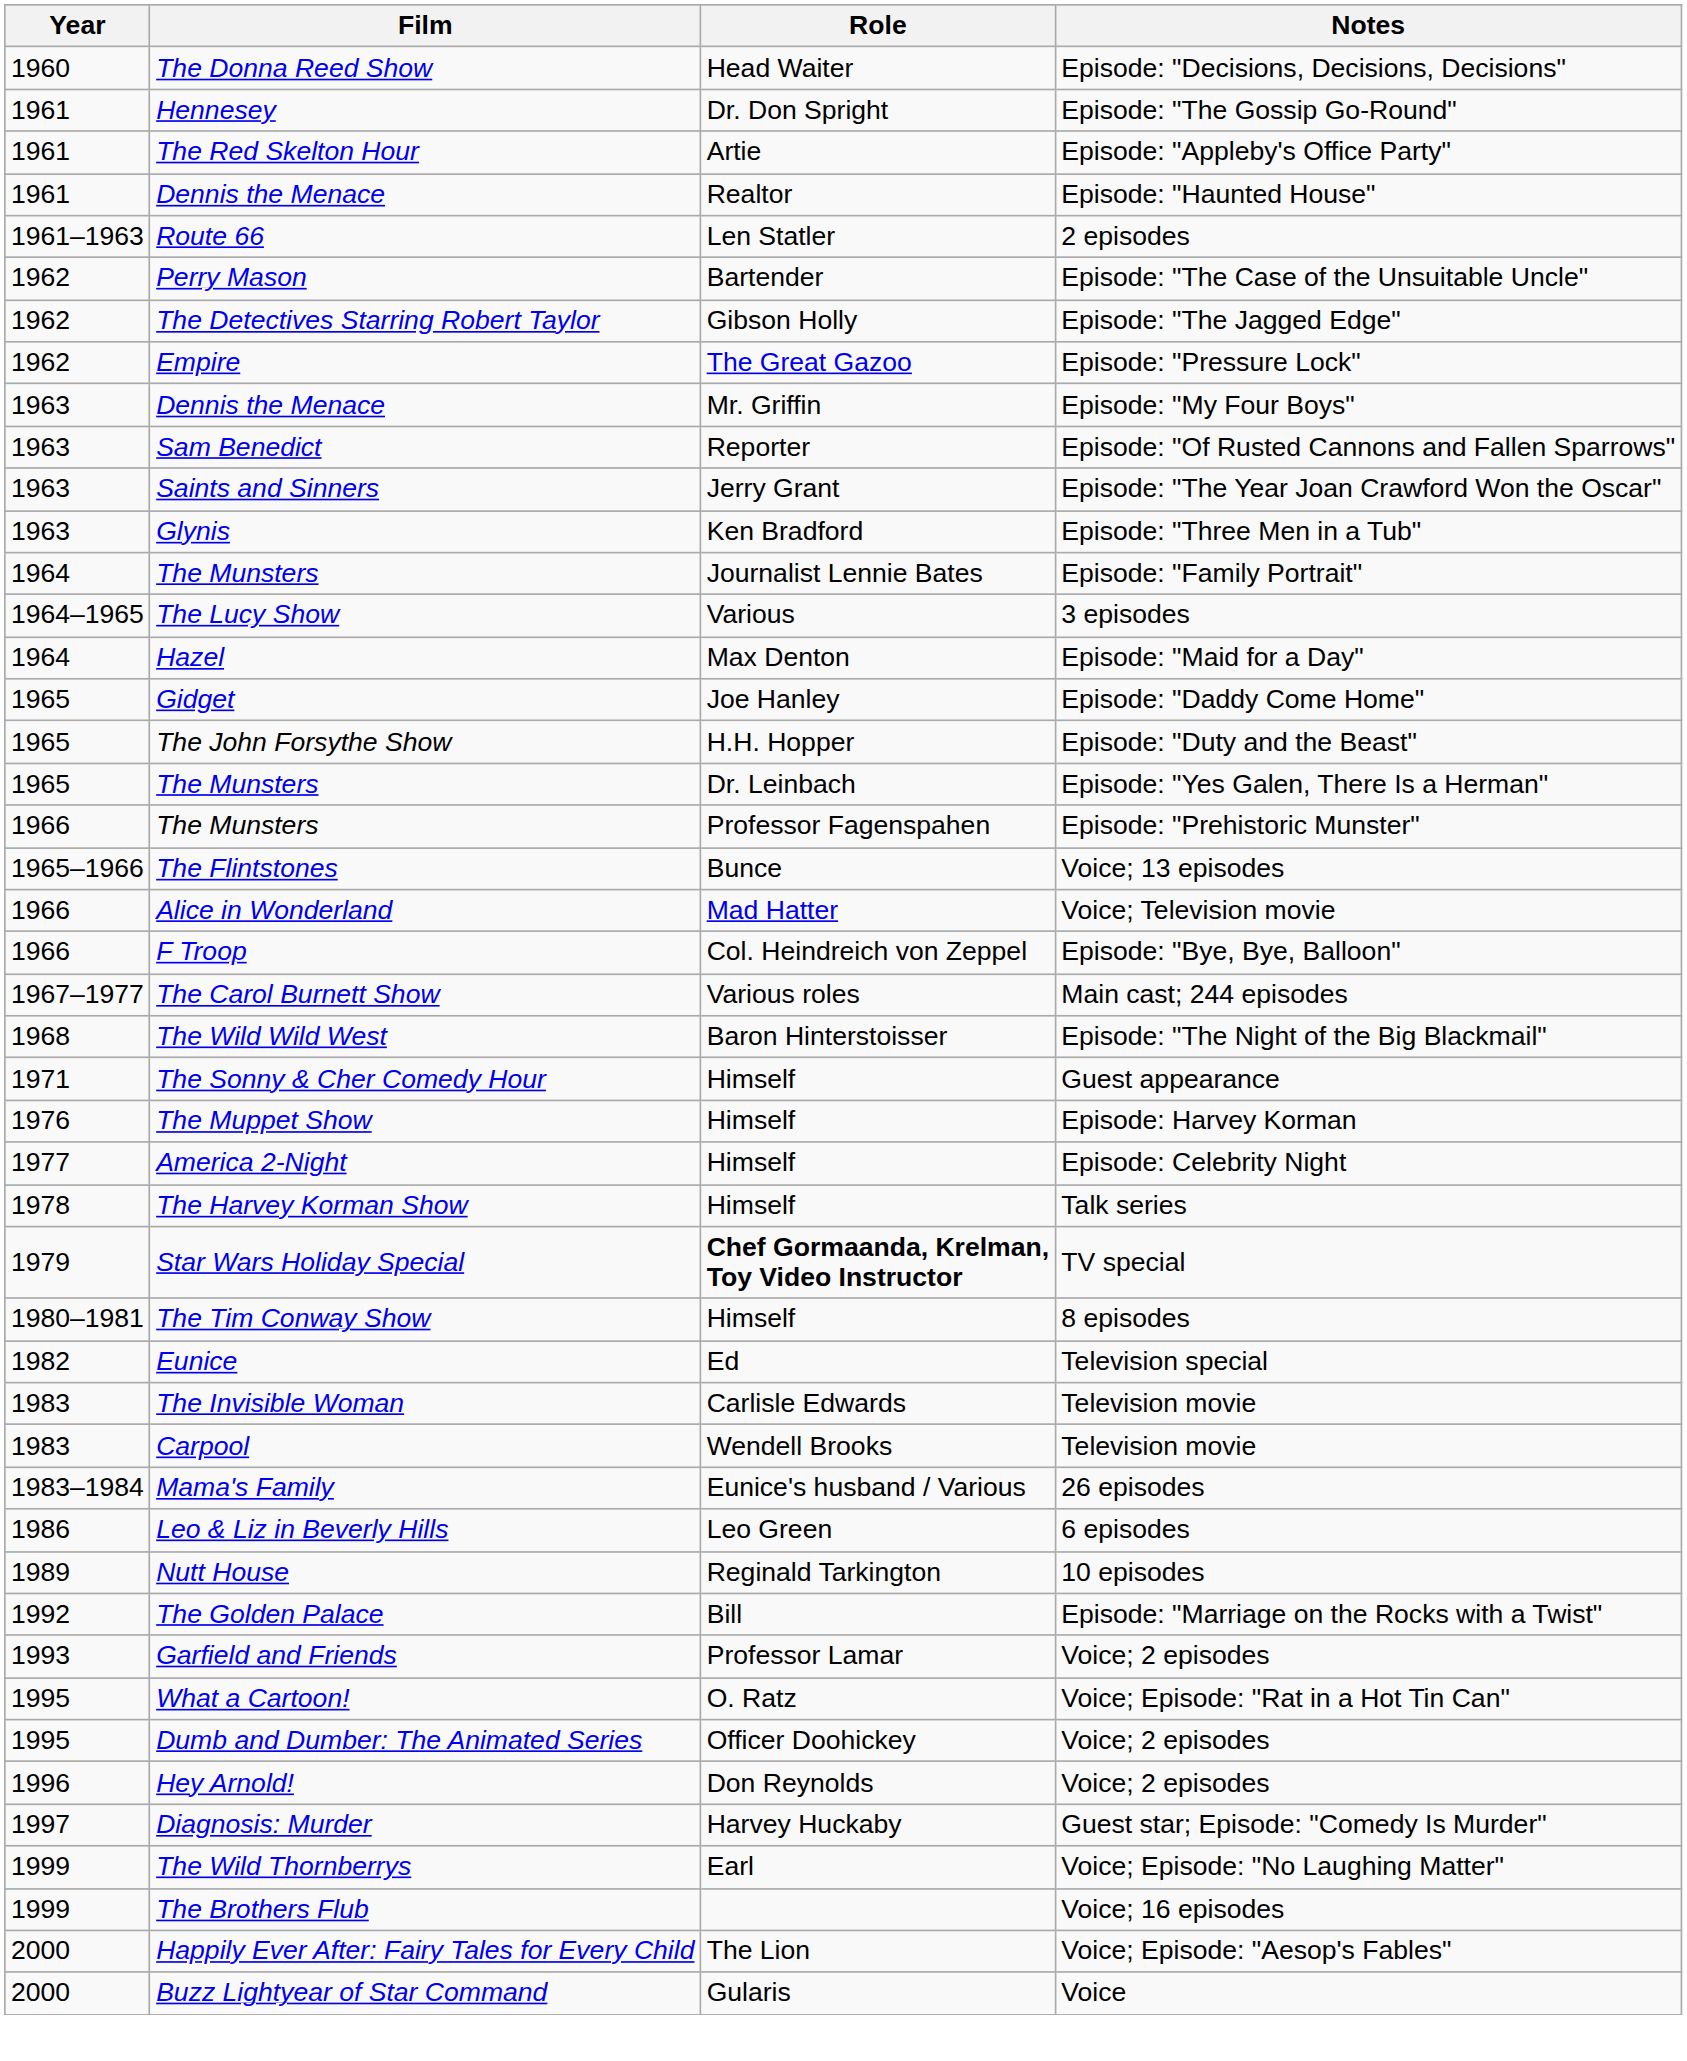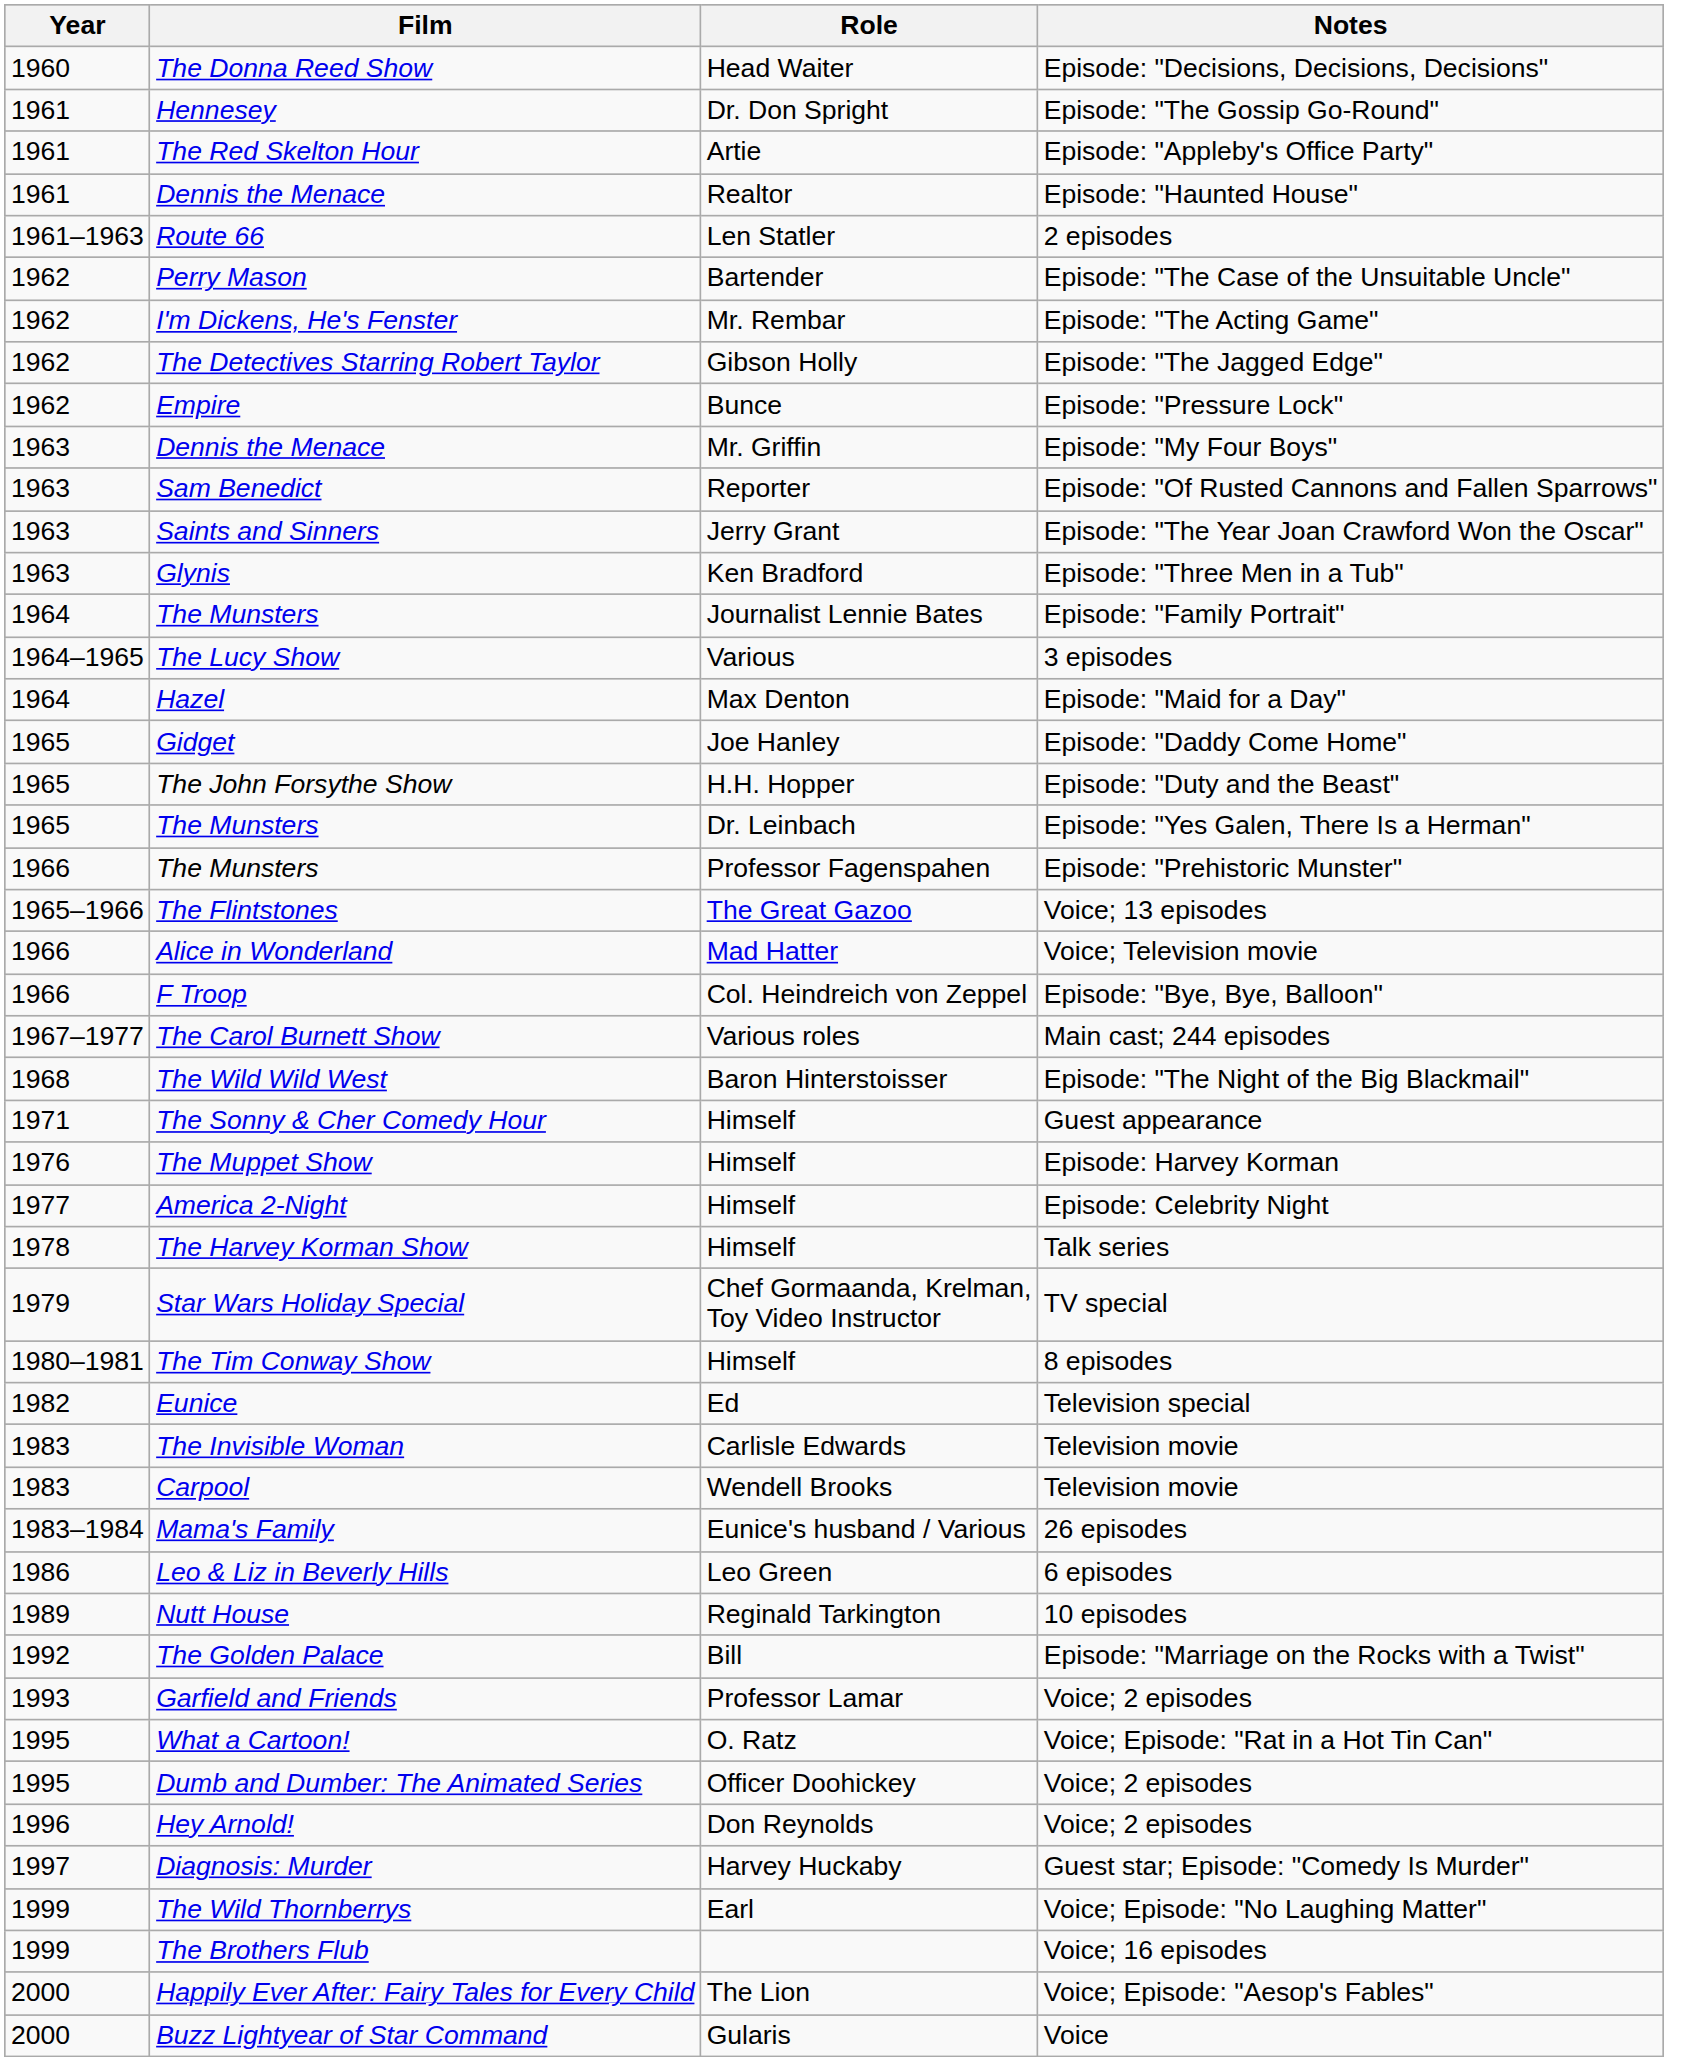+ row: (307, 320)
(809, 362) The Great Gazoo -> (744, 404) Bunce
(744, 868) Bunce -> (809, 910) The Great Gazoo
(878, 1262) bold -> (869, 1304) normal
